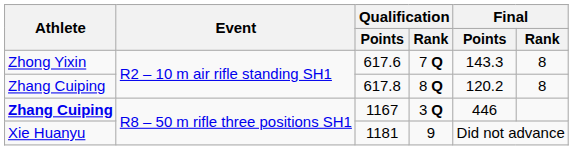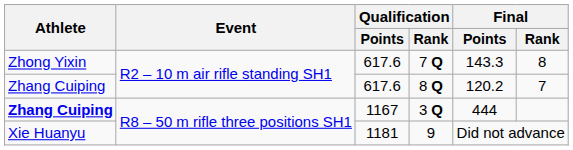(382, 86) 617.8 -> (382, 86) 617.6
(542, 86) 8 -> (542, 86) 7
(485, 110) 446 -> (485, 110) 444
